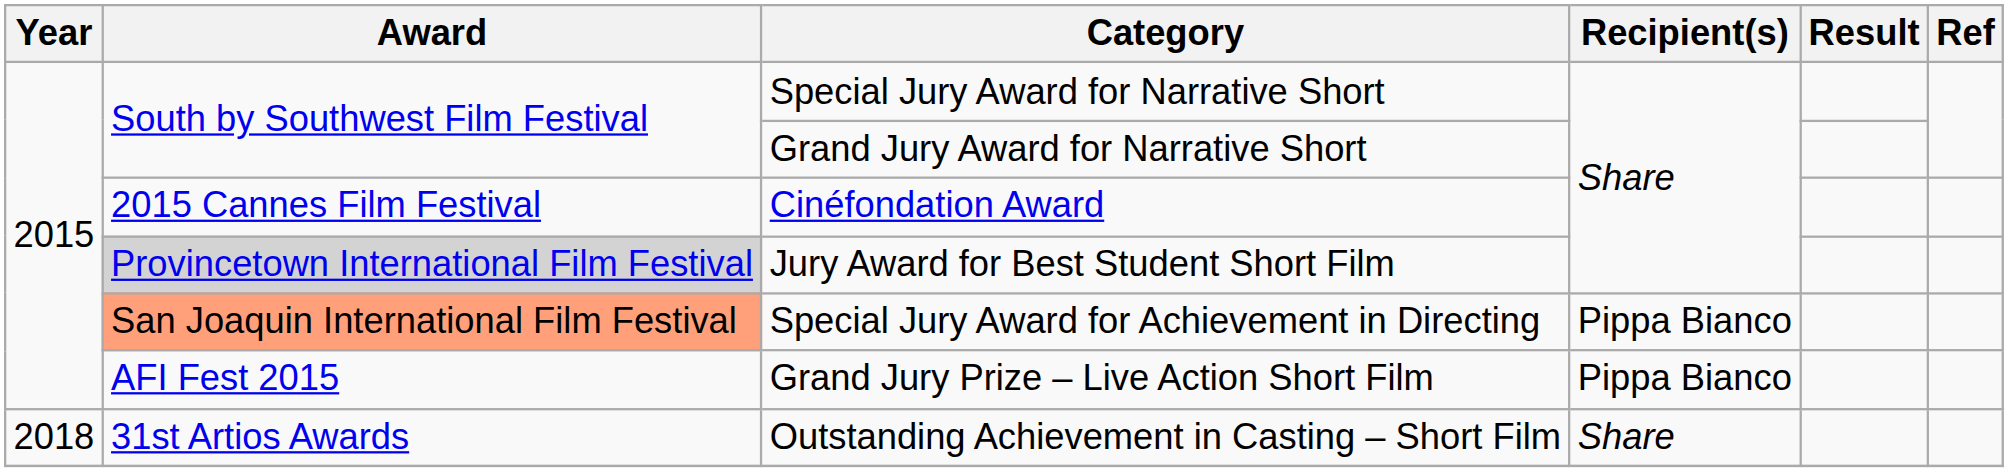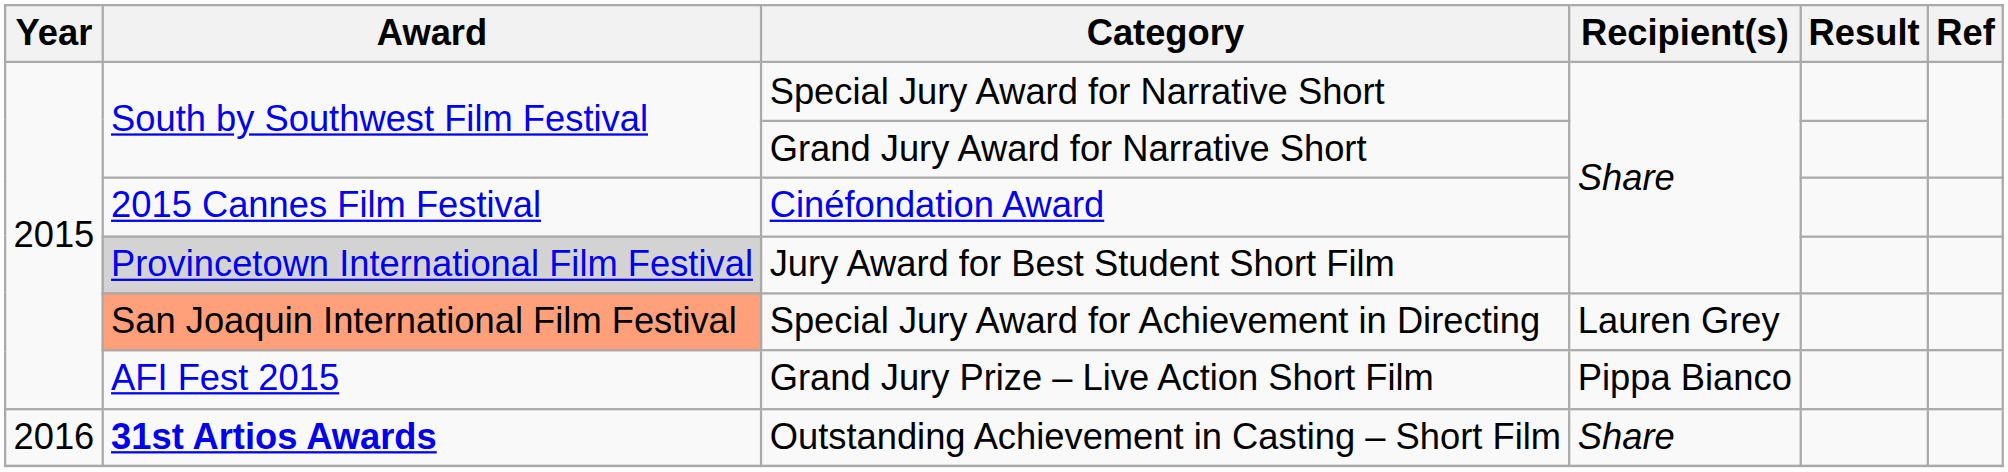(1685, 321) Pippa Bianco -> (1679, 321) Lauren Grey
(54, 436) 2018 -> (54, 436) 2016
(260, 436) normal -> (274, 436) bold
